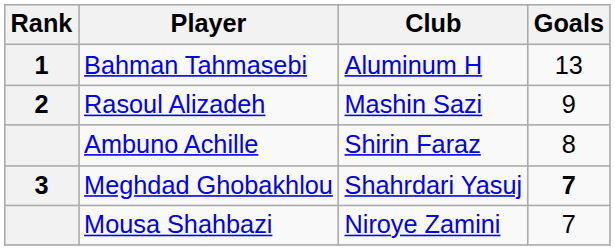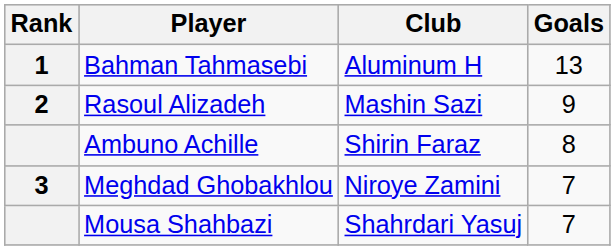(433, 184) Shahrdari Yasuj -> (422, 184) Niroye Zamini
(569, 184) bold -> (569, 184) normal
(422, 225) Niroye Zamini -> (433, 225) Shahrdari Yasuj
